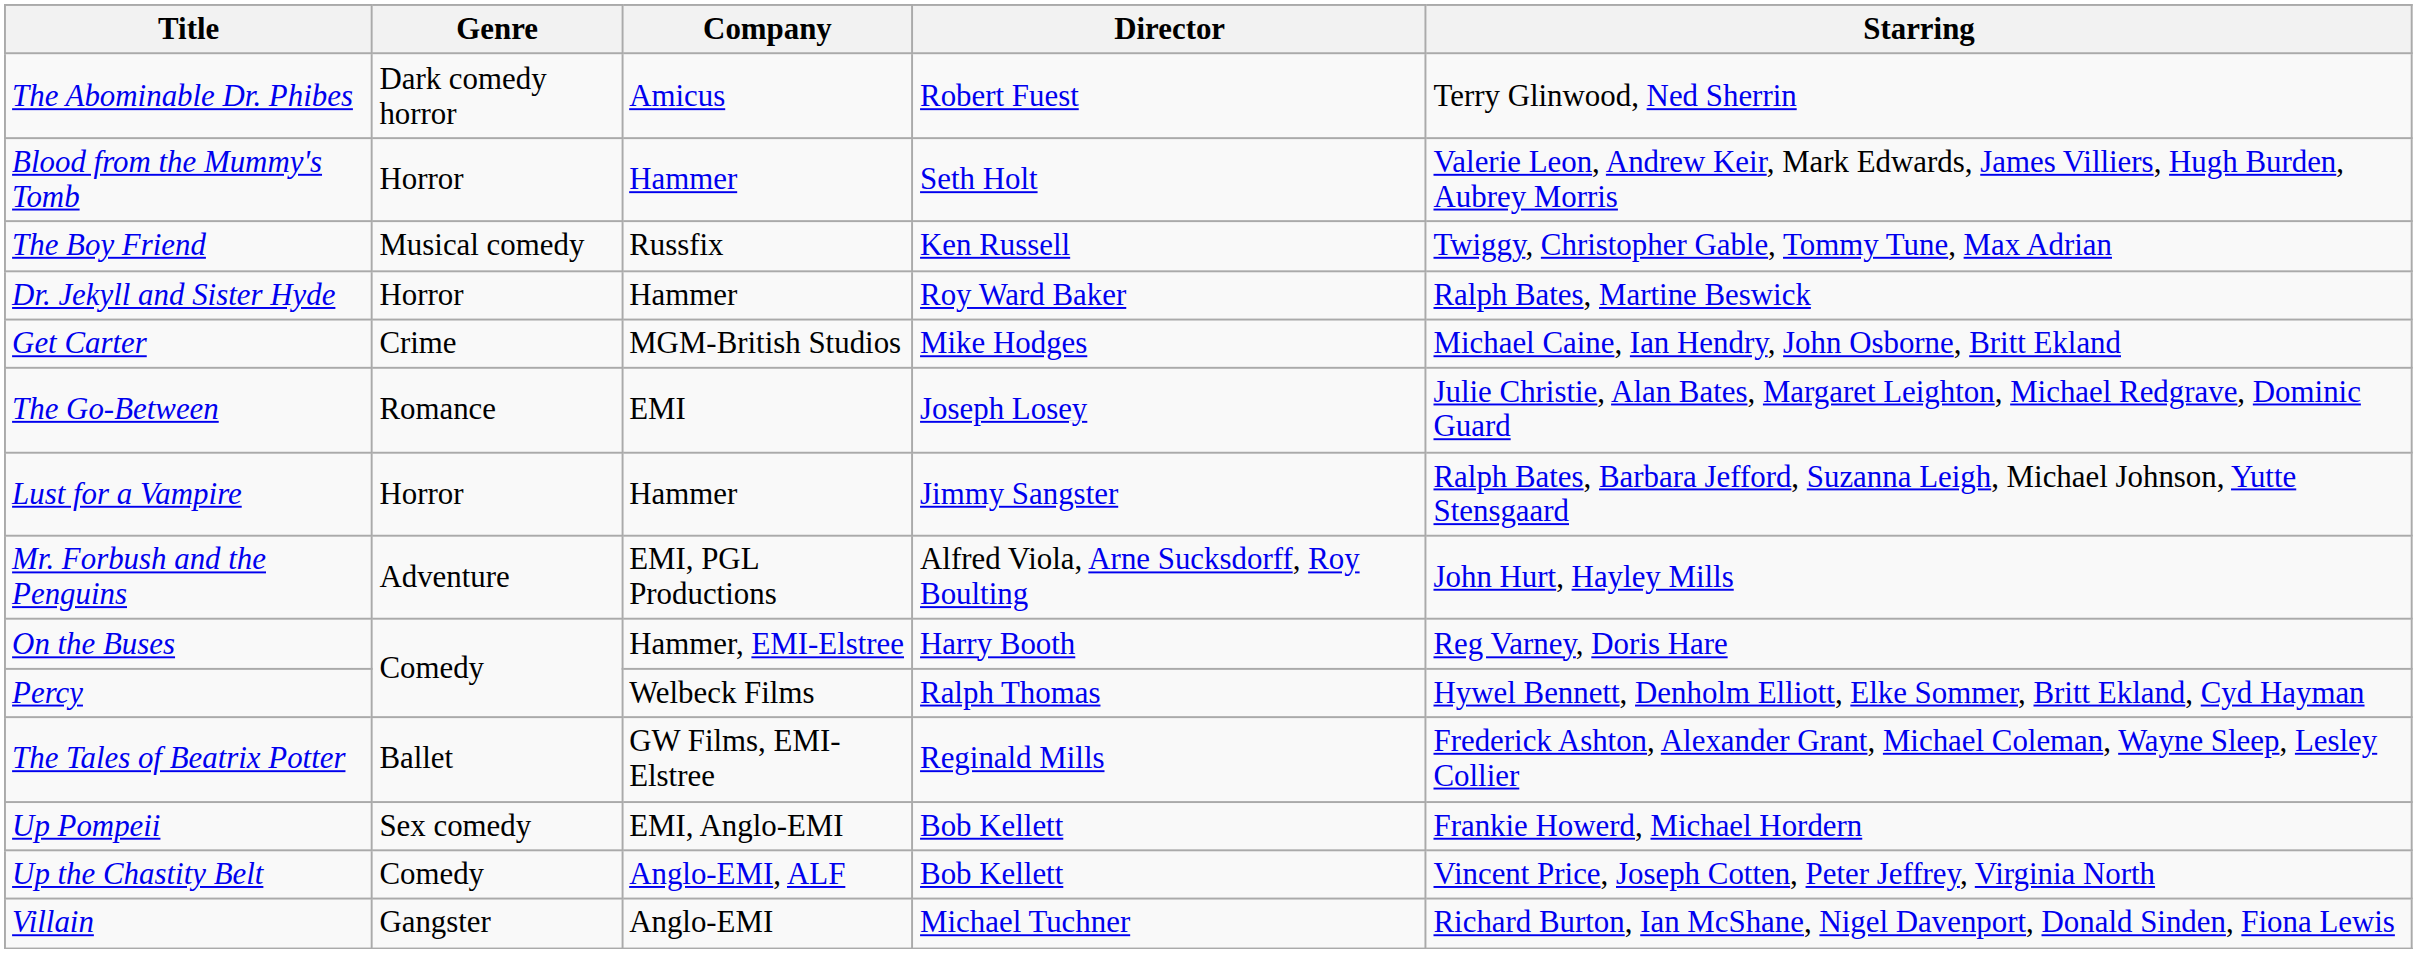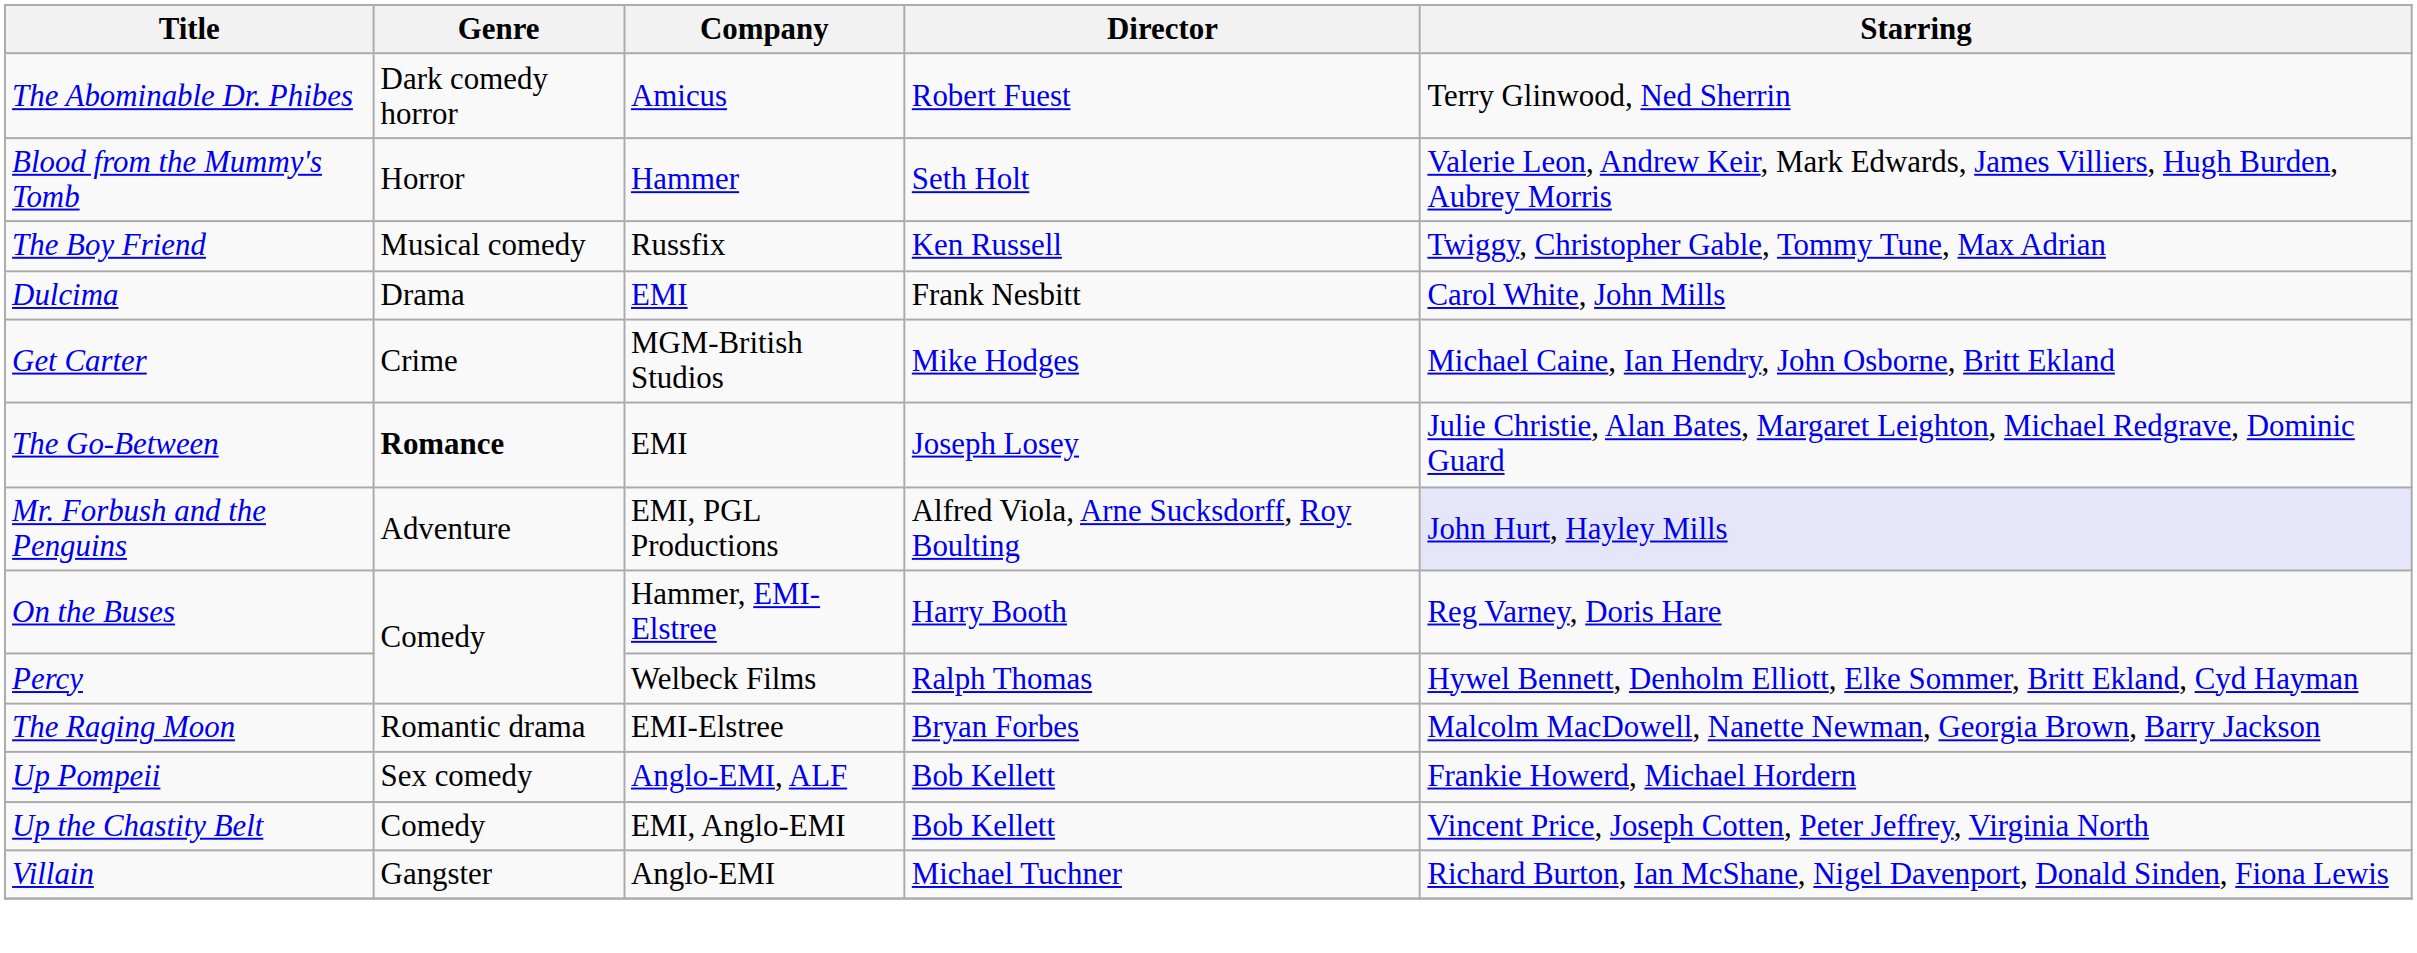- row: (174, 294)
+ row: (65, 294)
(438, 409) normal -> (442, 444) bold
- row: (127, 493)
(1584, 577) no background -> (1578, 528) lavender background
+ row: (124, 727)
- row: (179, 758)
(736, 825) EMI, Anglo-EMI -> (739, 776) Anglo-EMI, ALF
(737, 874) Anglo-EMI, ALF -> (738, 825) EMI, Anglo-EMI
